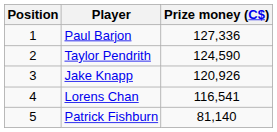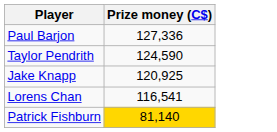- column: (33, 14)
(217, 76) 120,926 -> (160, 76) 120,925
(217, 117) no background -> (160, 117) gold background
